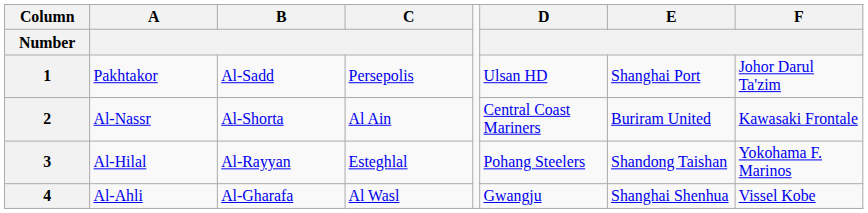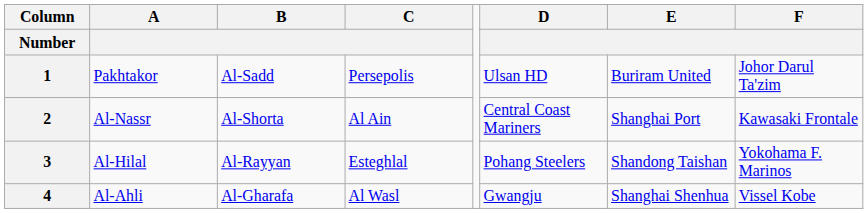(656, 76) Shanghai Port -> (661, 76) Buriram United
(661, 119) Buriram United -> (656, 119) Shanghai Port
